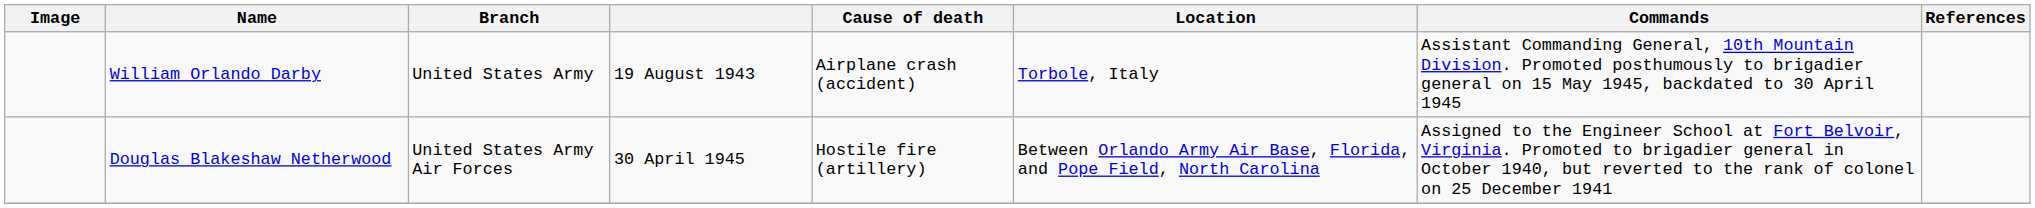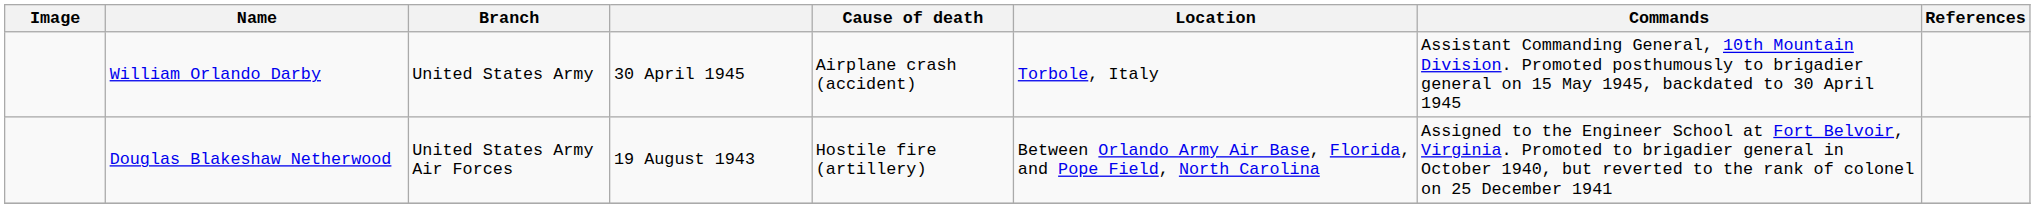(684, 75) 19 August 1943 -> (679, 75) 30 April 1945
(679, 160) 30 April 1945 -> (684, 160) 19 August 1943
